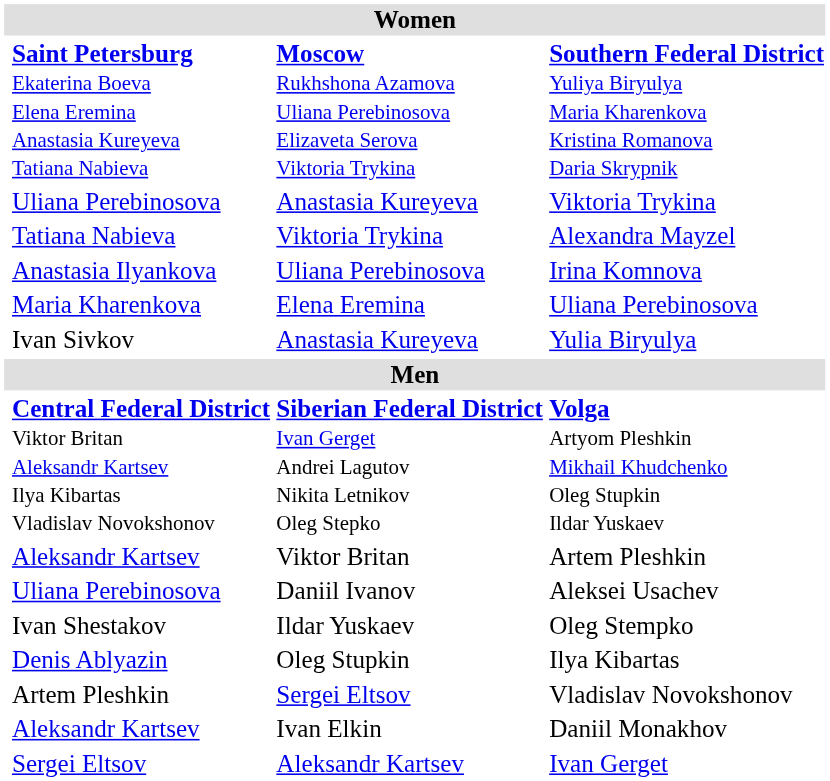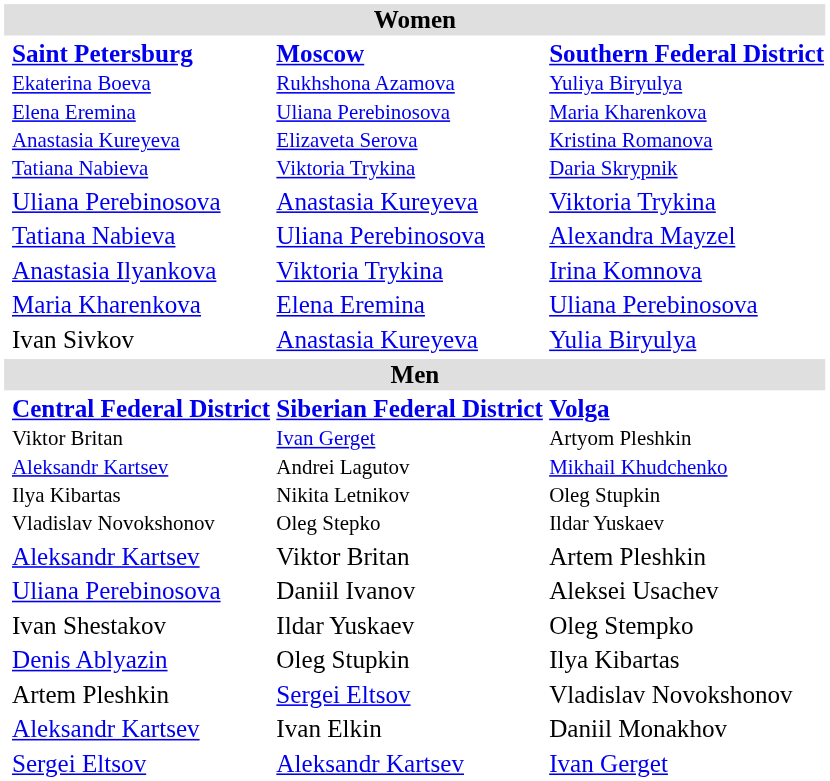(360, 236) Viktoria Trykina -> (381, 236) Uliana Perebinosova
(381, 270) Uliana Perebinosova -> (360, 270) Viktoria Trykina
